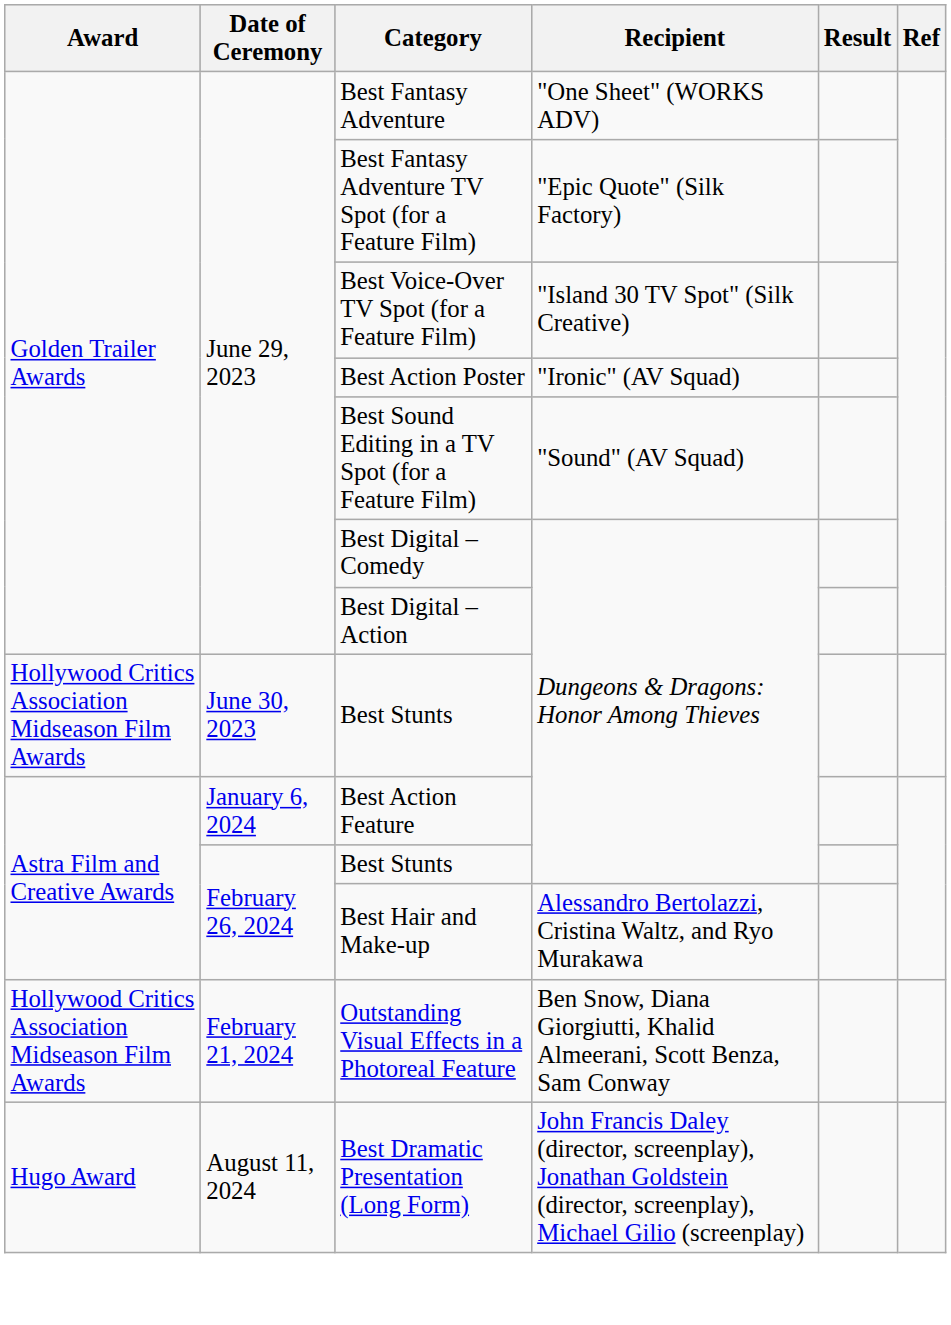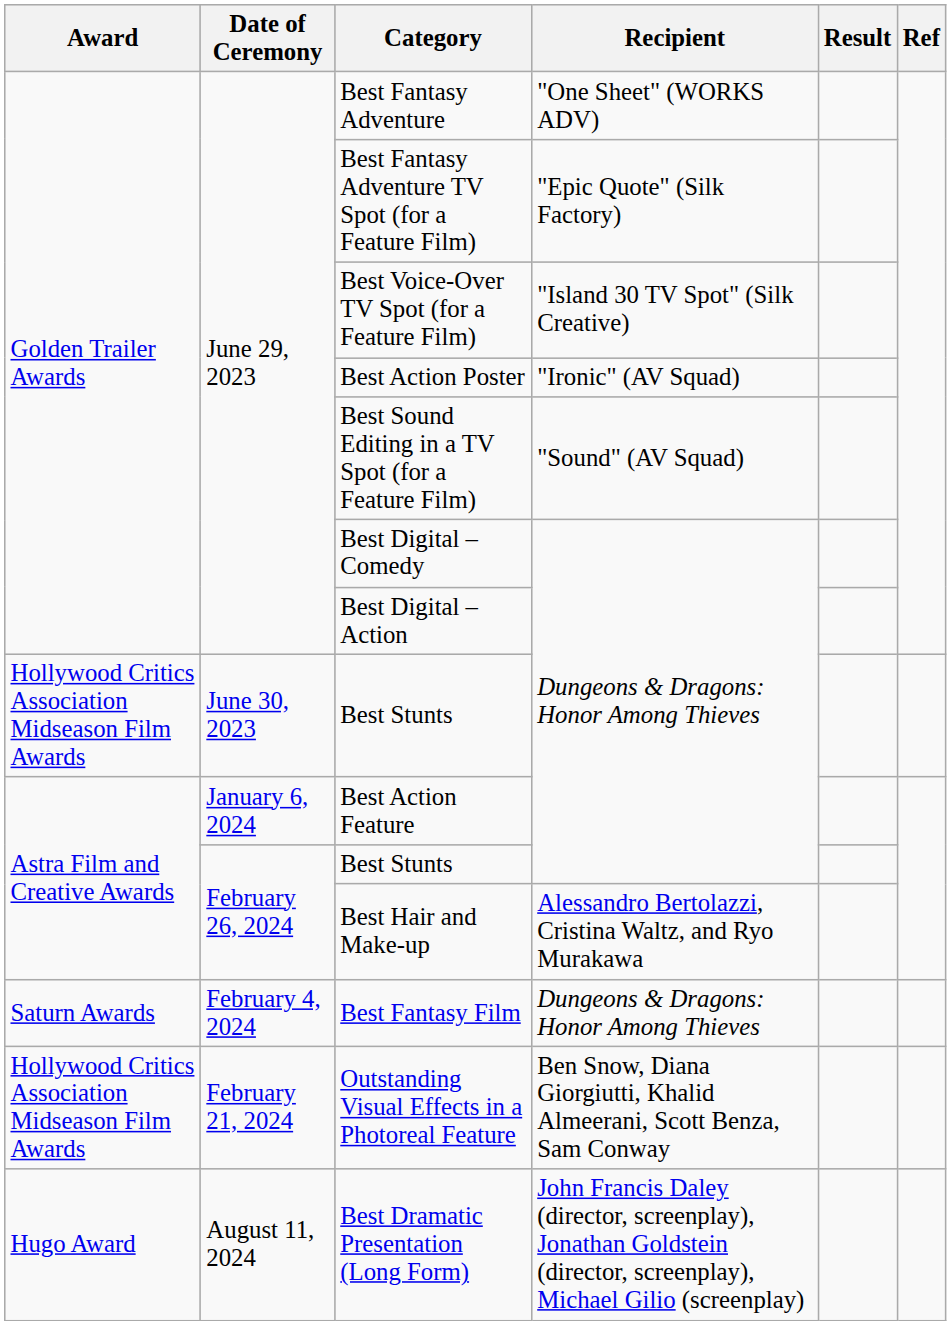+ row: (263, 1012)
